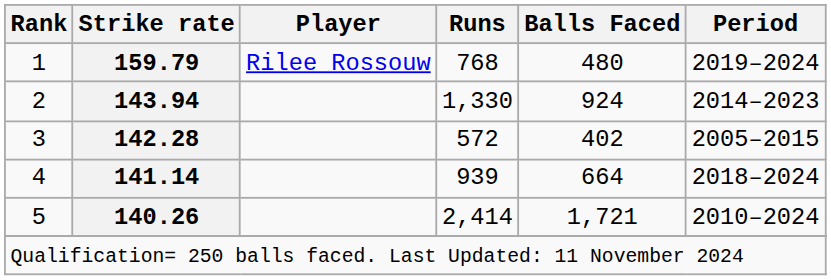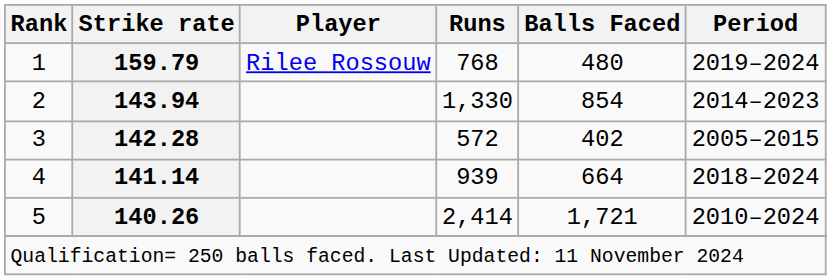(602, 101) 924 -> (602, 101) 854
